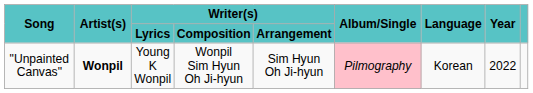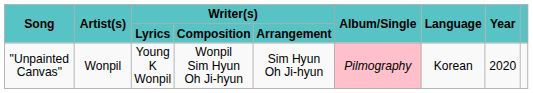(103, 66) bold -> (103, 66) normal
(503, 66) 2022 -> (503, 66) 2020
